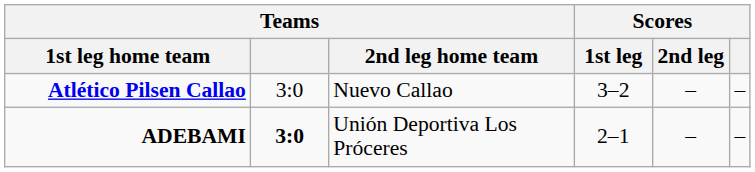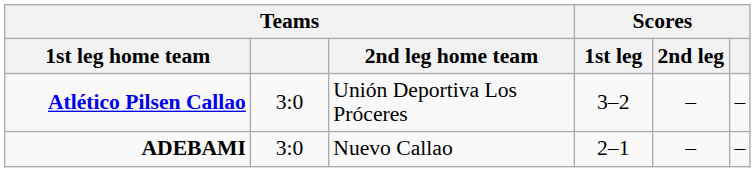(393, 90) Nuevo Callao -> (425, 102) Unión Deportiva Los Próceres
(290, 136) bold -> (290, 148) normal
(425, 136) Unión Deportiva Los Próceres -> (393, 148) Nuevo Callao
